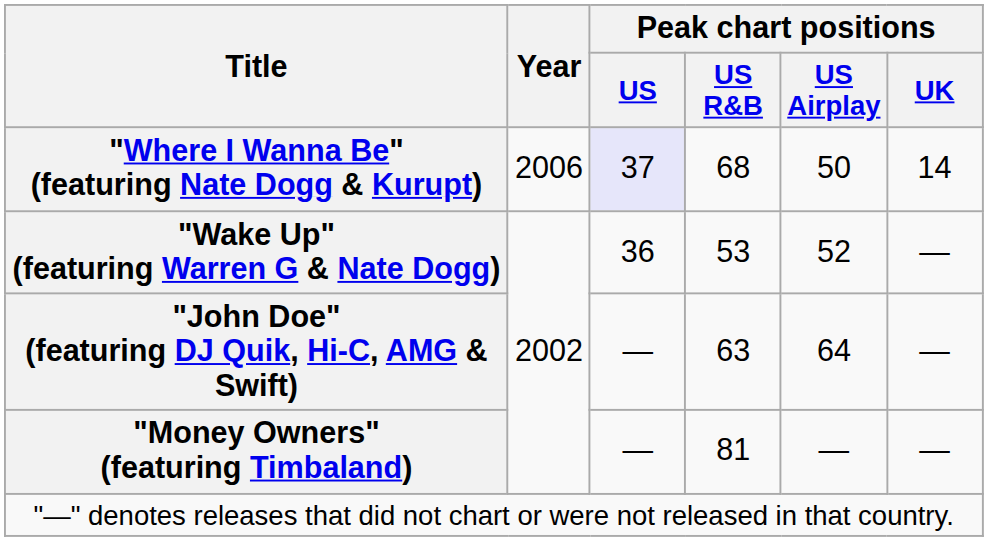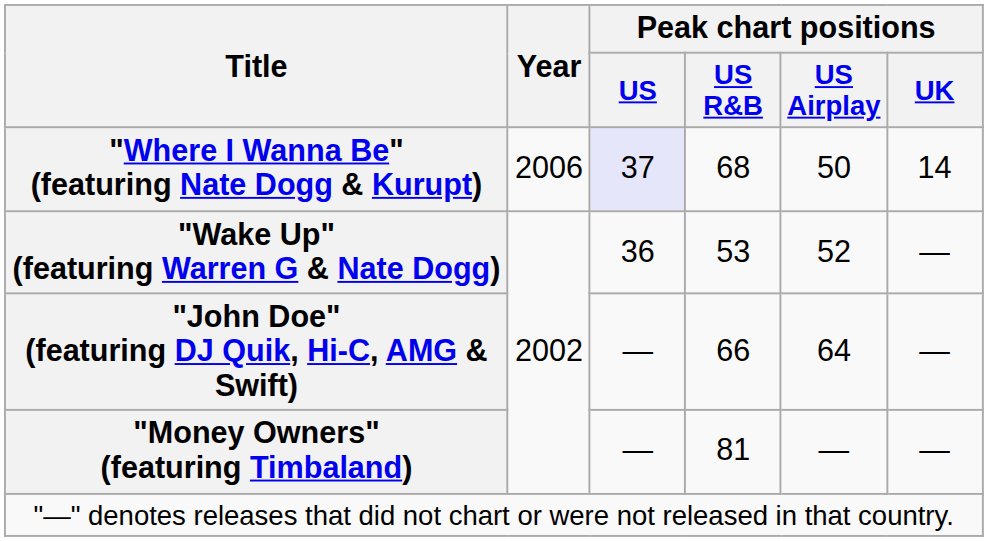(733, 351) 63 -> (733, 351) 66
